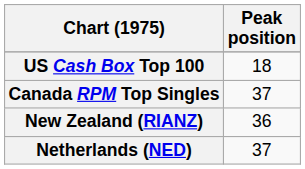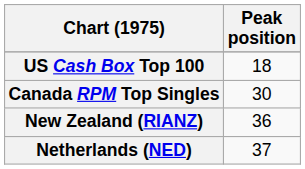(262, 94) 37 -> (262, 94) 30
